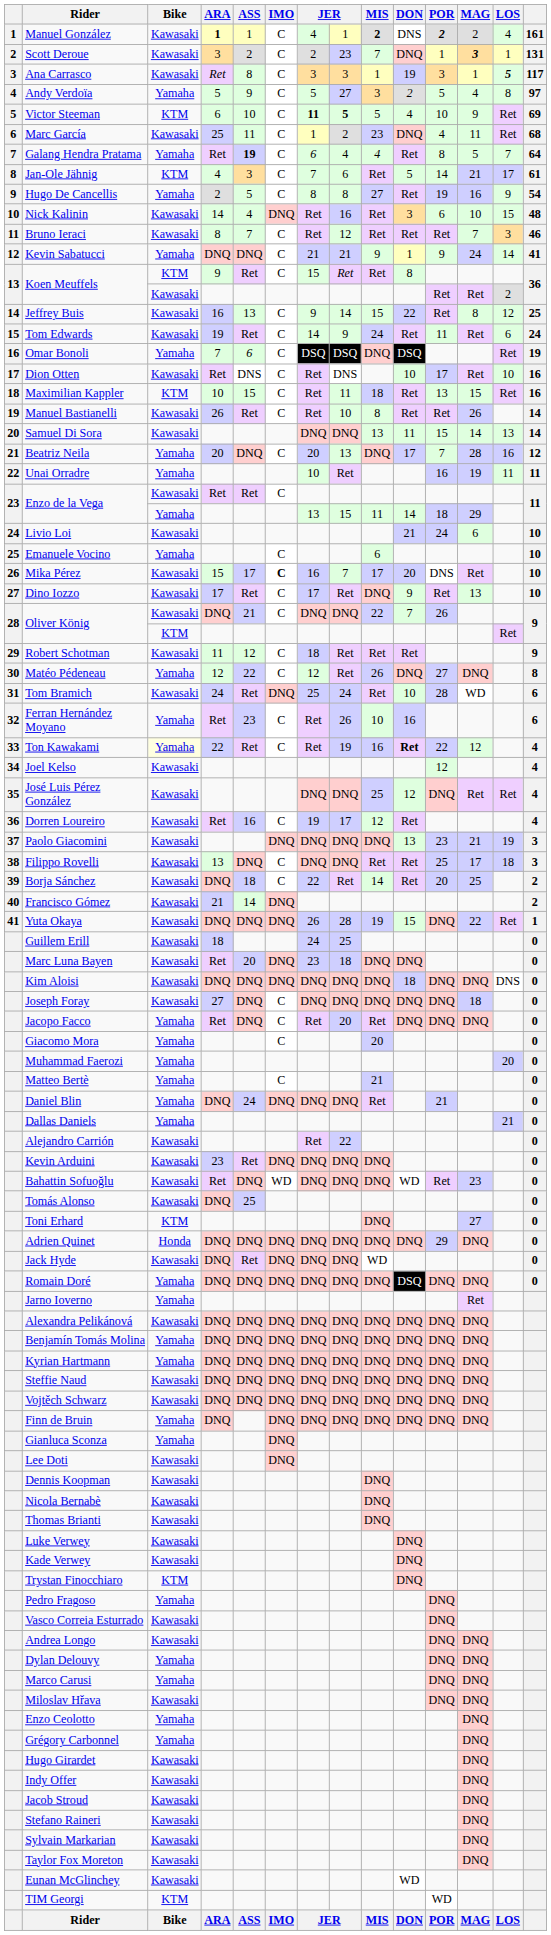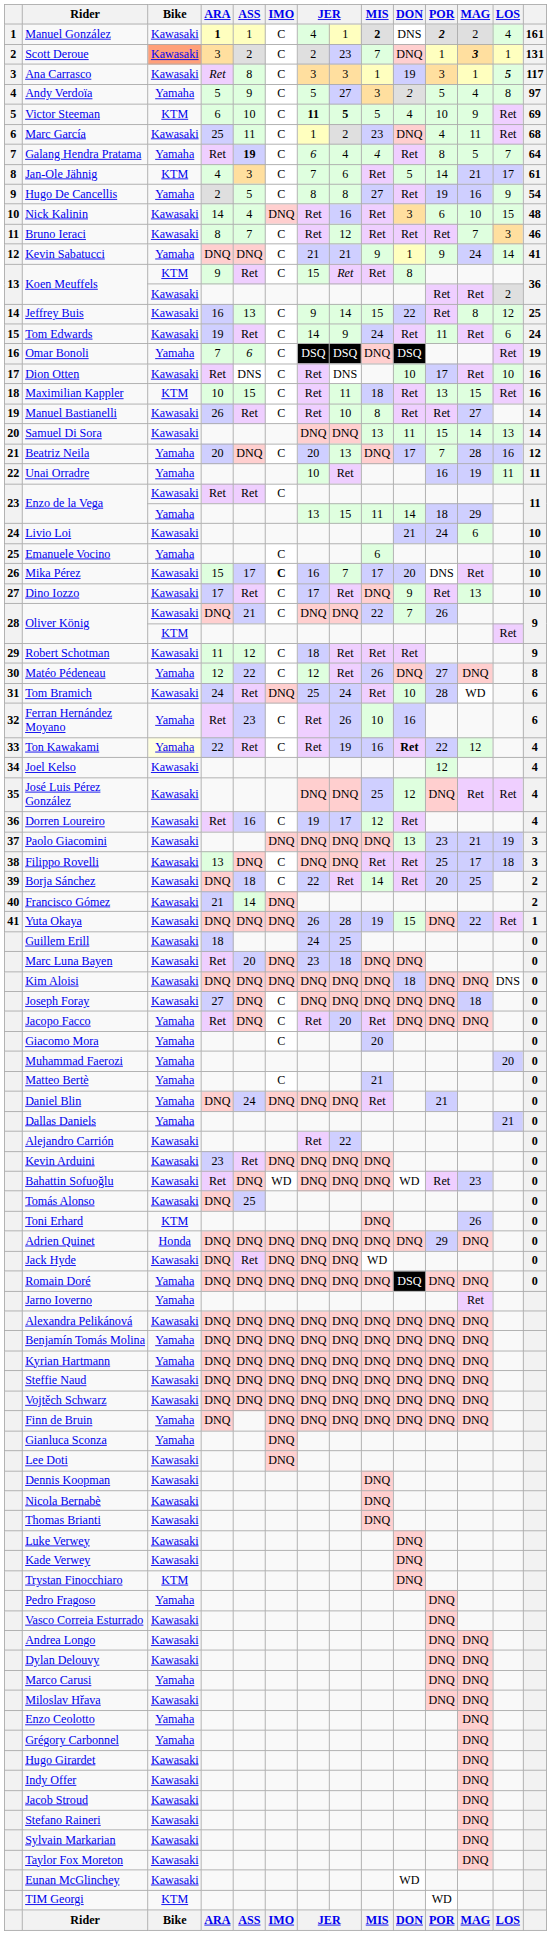(175, 54) no background -> (175, 54) lightsalmon background
(475, 413) 26 -> (475, 413) 27
(475, 1220) 27 -> (475, 1220) 26
(175, 1660) Yamaha -> (175, 1660) Kawasaki
